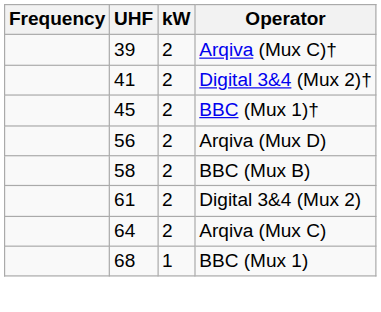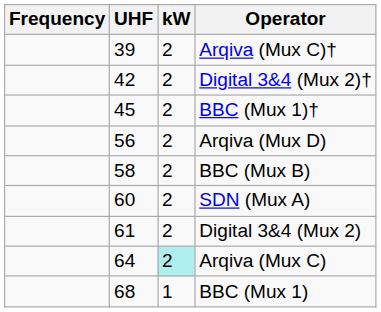(125, 79) 41 -> (125, 79) 42
+ row: (255, 200)
(167, 230) no background -> (167, 261) paleturquoise background
